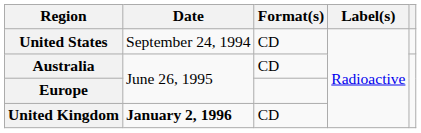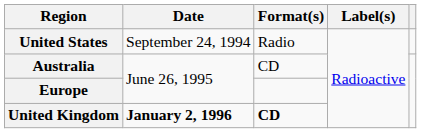(269, 41) CD -> (276, 41) Radio
(269, 115) normal -> (269, 115) bold
